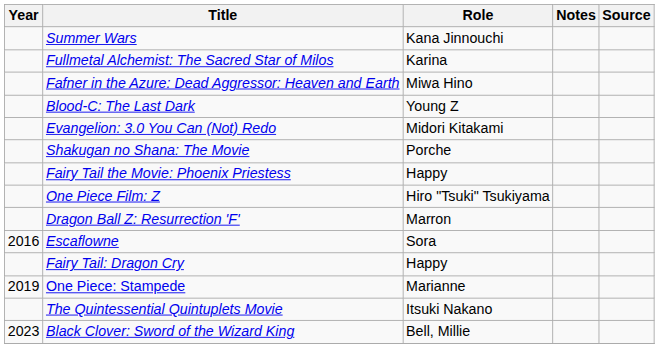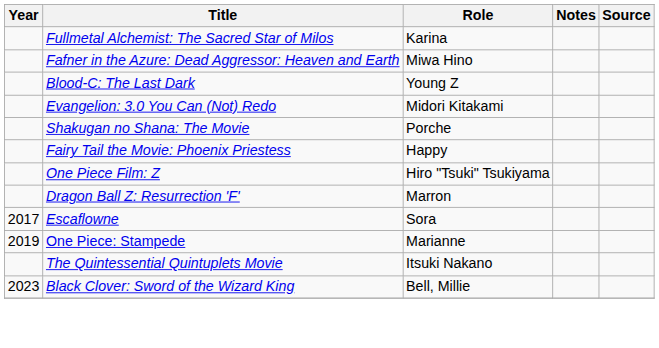- row: (91, 38)
(24, 241) 2016 -> (24, 219) 2017
- row: (115, 264)
